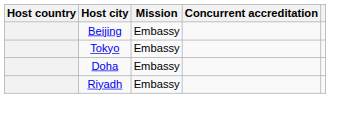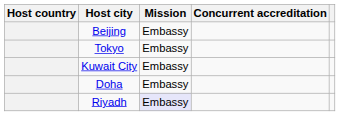+ row: (109, 66)
(157, 84) no background -> (165, 102) lavender background
